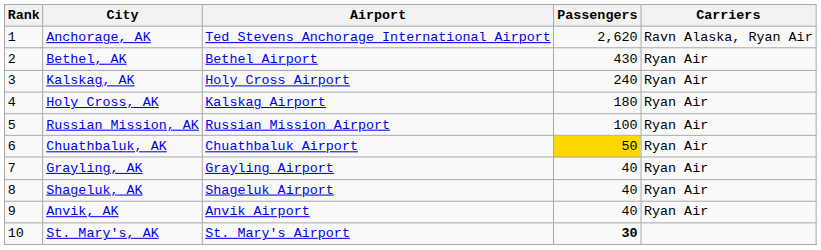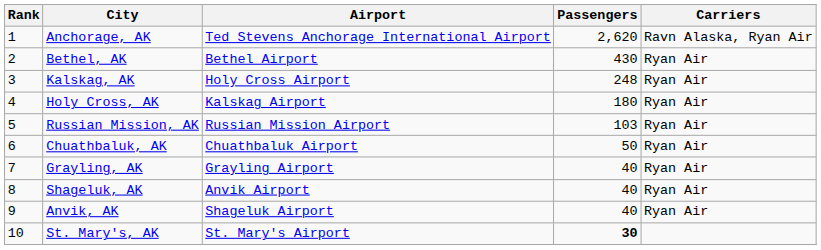(625, 81) 240 -> (625, 81) 248
(625, 125) 100 -> (625, 125) 103
(630, 146) gold background -> (630, 146) no background
(270, 190) Shageluk Airport -> (258, 190) Anvik Airport
(258, 212) Anvik Airport -> (270, 212) Shageluk Airport
